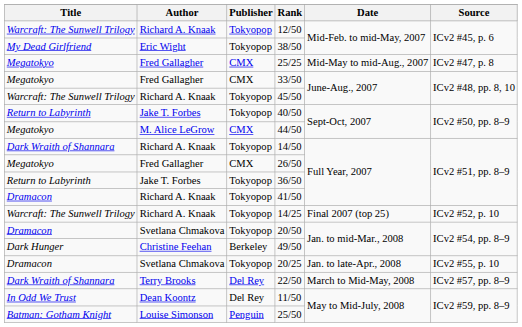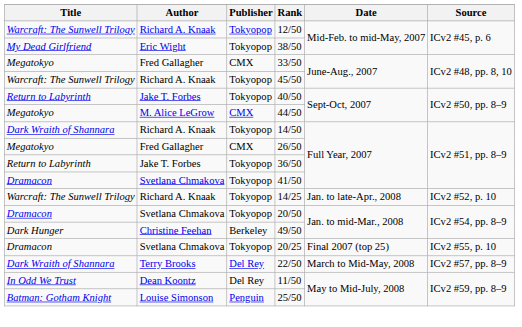- row: (290, 63)
(178, 197) Richard A. Knaak -> (182, 180) Svetlana Chmakova
(348, 213) Final 2007 (top 25) -> (354, 197) Jan. to late-Apr., 2008
(354, 264) Jan. to late-Apr., 2008 -> (348, 247) Final 2007 (top 25)
